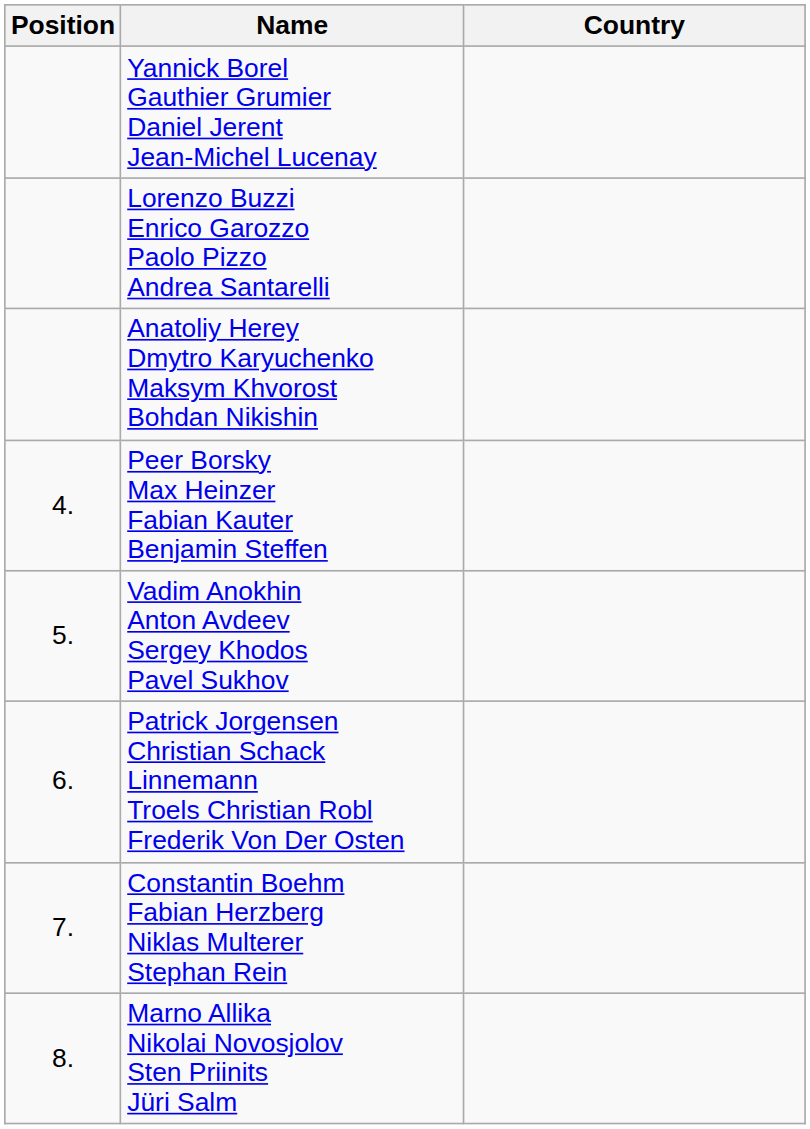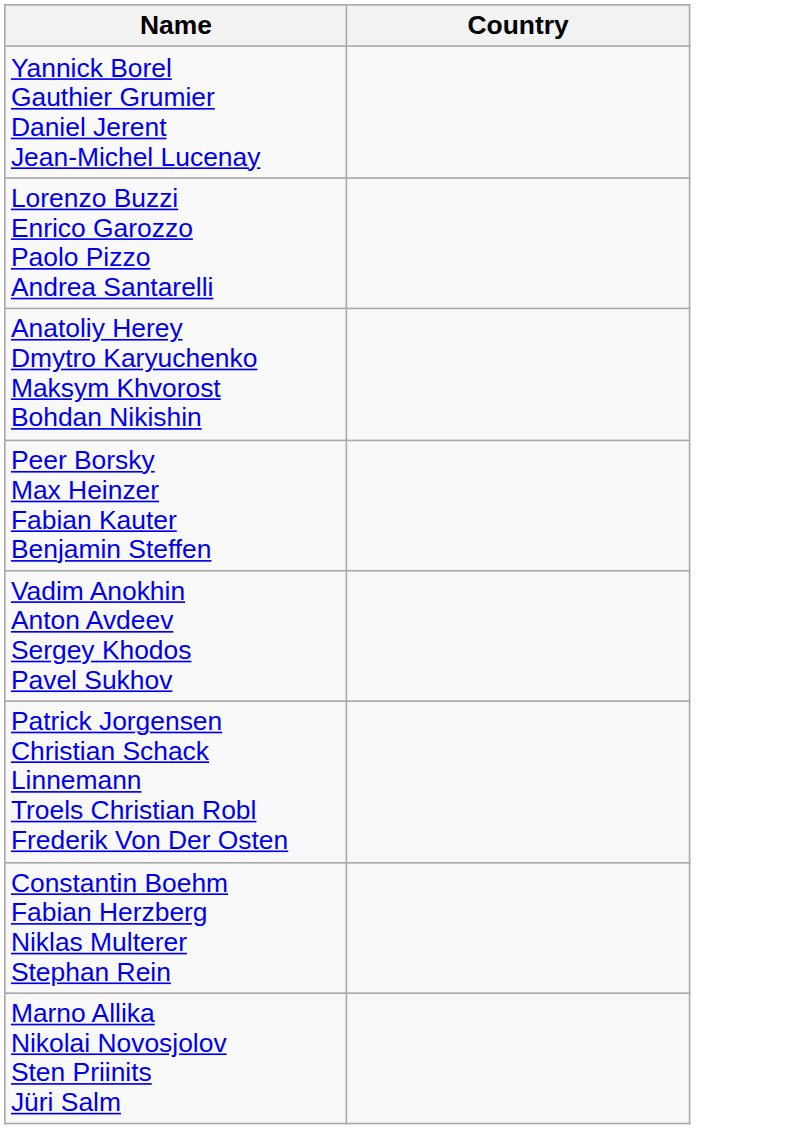- column: (63, 25)
